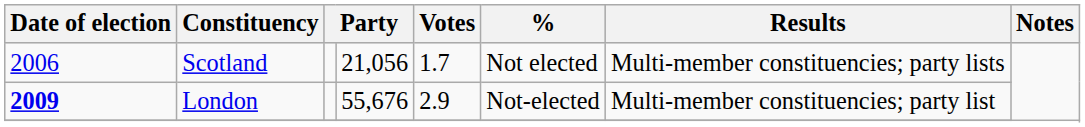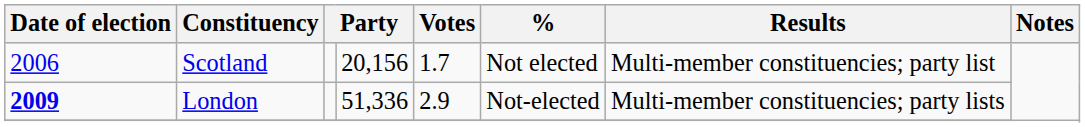(375, 62) 21,056 -> (375, 62) 20,156
(808, 62) Multi-member constituencies; party lists -> (803, 62) Multi-member constituencies; party list
(375, 100) 55,676 -> (375, 100) 51,336
(803, 100) Multi-member constituencies; party list -> (808, 100) Multi-member constituencies; party lists
